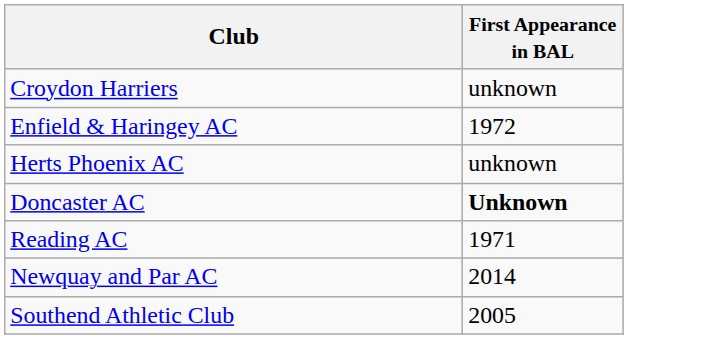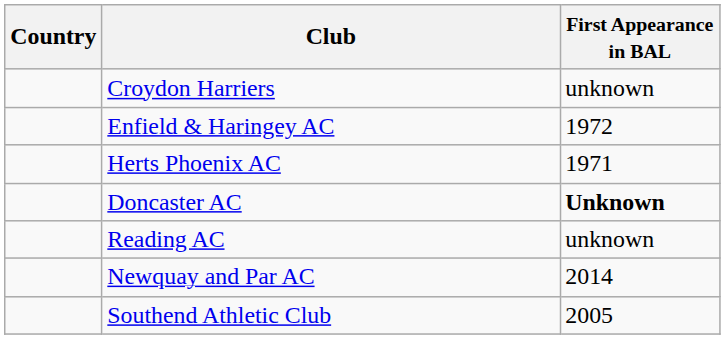+ column: (53, 36)
(513, 163) unknown -> (589, 163) 1971
(492, 239) 1971 -> (610, 239) unknown
